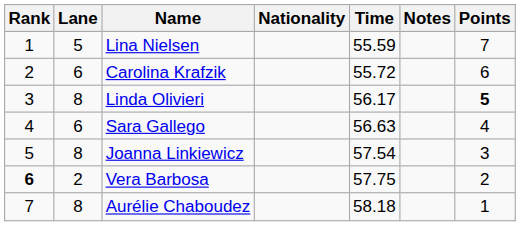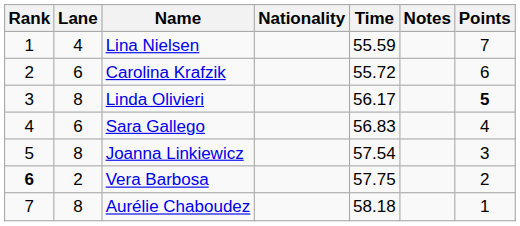(78, 45) 5 -> (78, 45) 4
(374, 126) 56.63 -> (374, 126) 56.83
